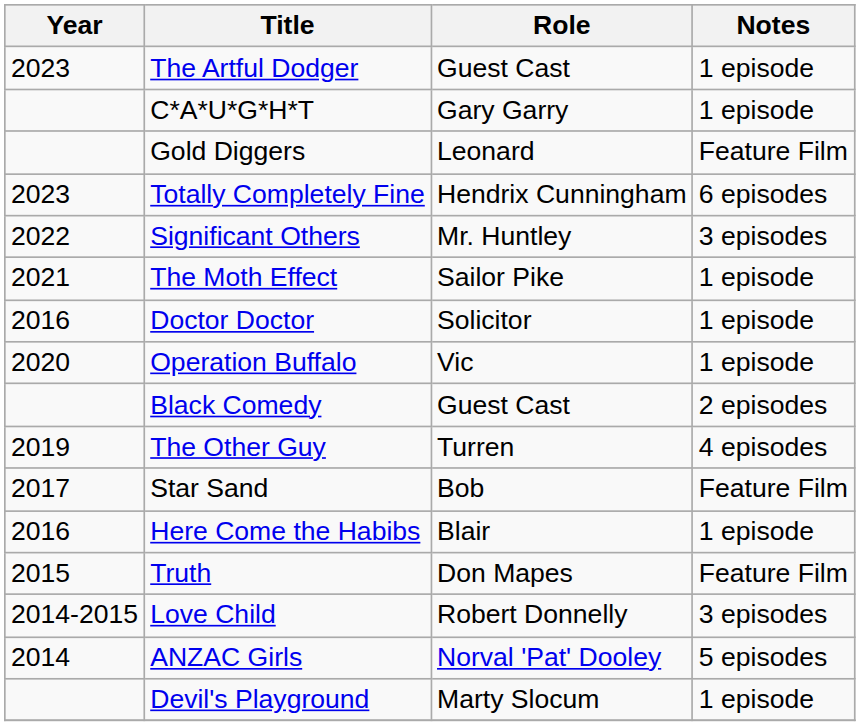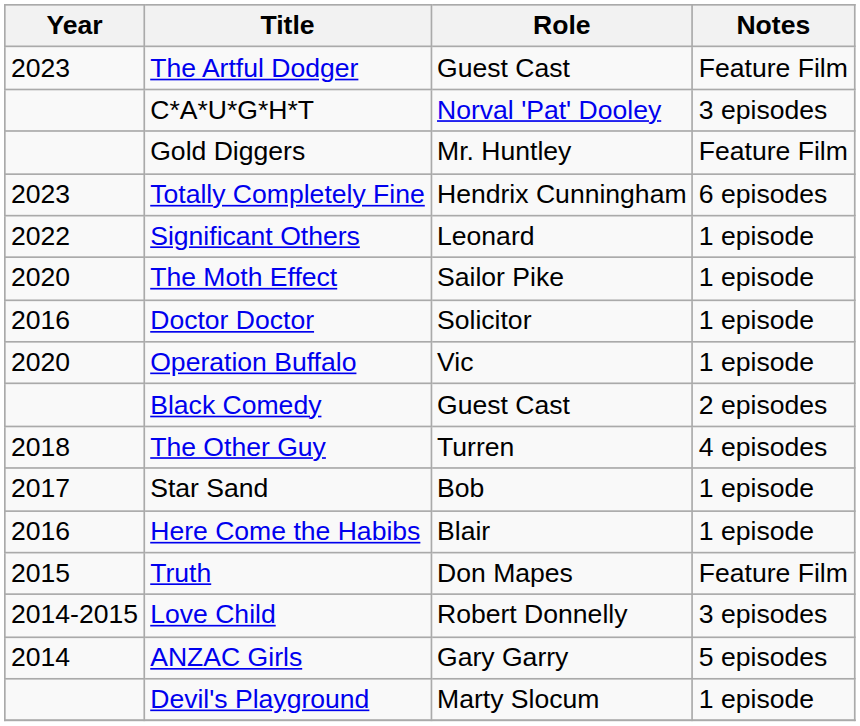(756, 67) 1 episode -> (773, 67) Feature Film
(503, 109) Gary Garry -> (549, 109) Norval 'Pat' Dooley
(756, 109) 1 episode -> (763, 109) 3 episodes
(486, 151) Leonard -> (504, 151) Mr. Huntley
(504, 236) Mr. Huntley -> (486, 236) Leonard
(763, 236) 3 episodes -> (756, 236) 1 episode
(40, 278) 2021 -> (40, 278) 2020
(40, 446) 2019 -> (40, 446) 2018
(773, 488) Feature Film -> (756, 488) 1 episode
(549, 657) Norval 'Pat' Dooley -> (503, 657) Gary Garry
